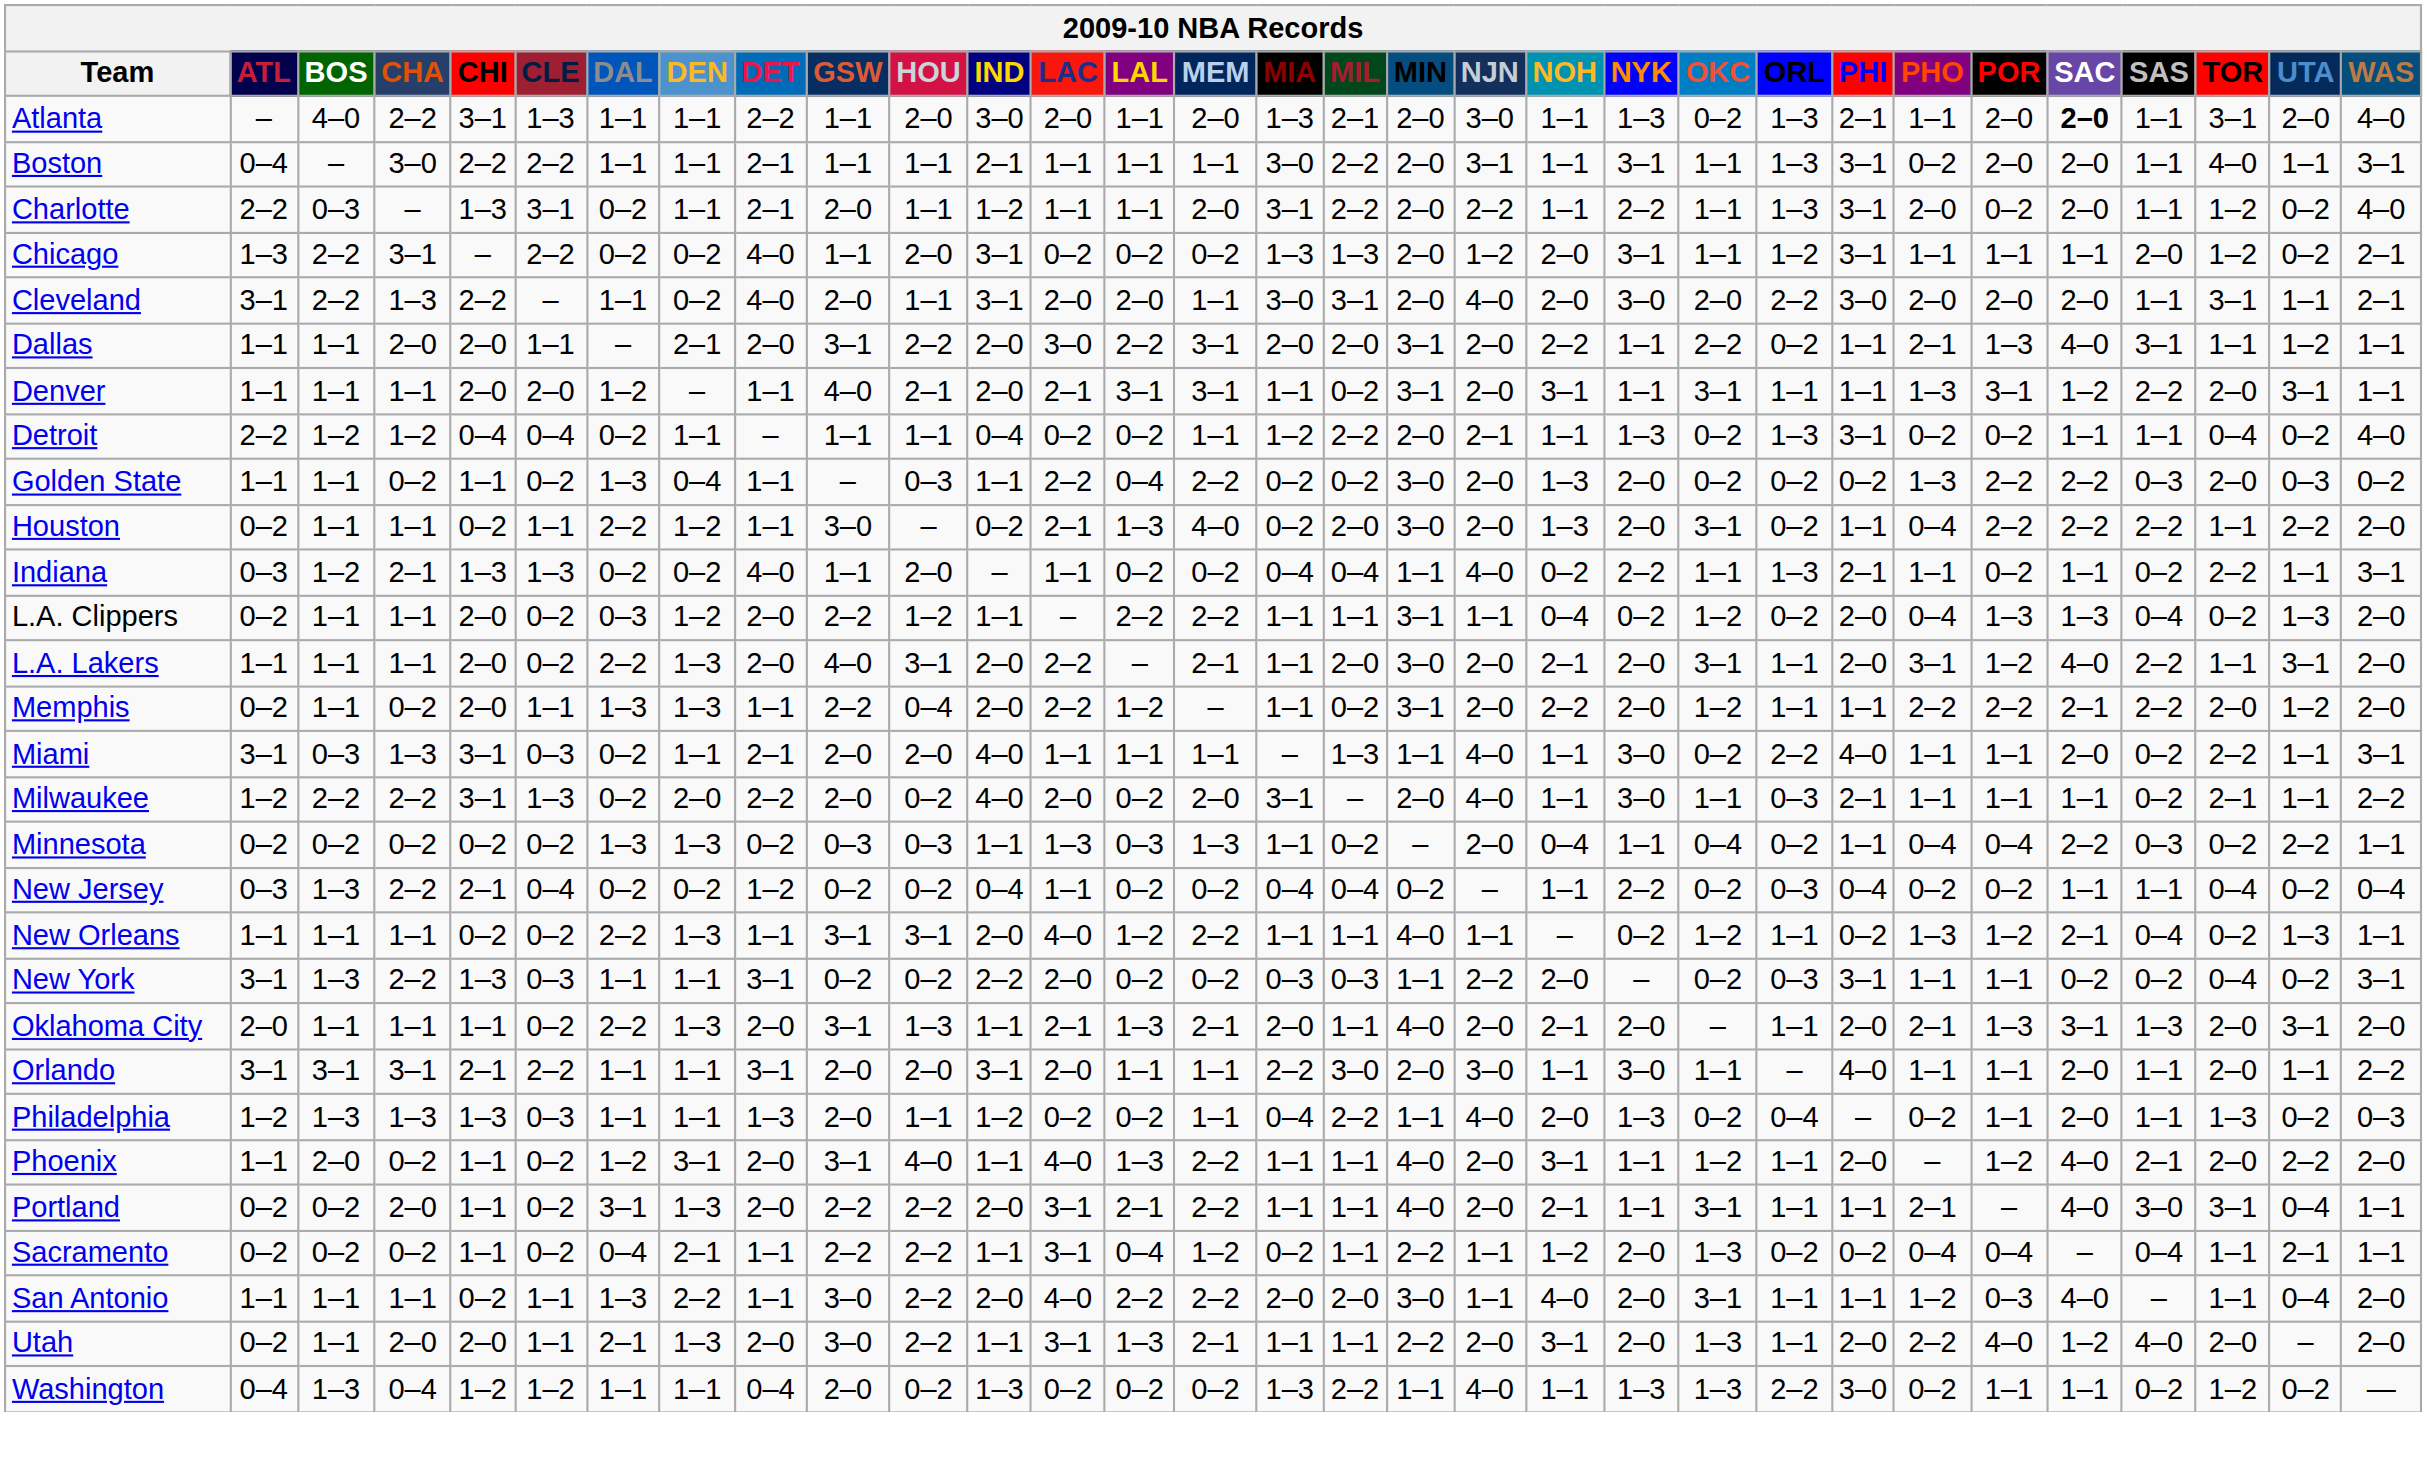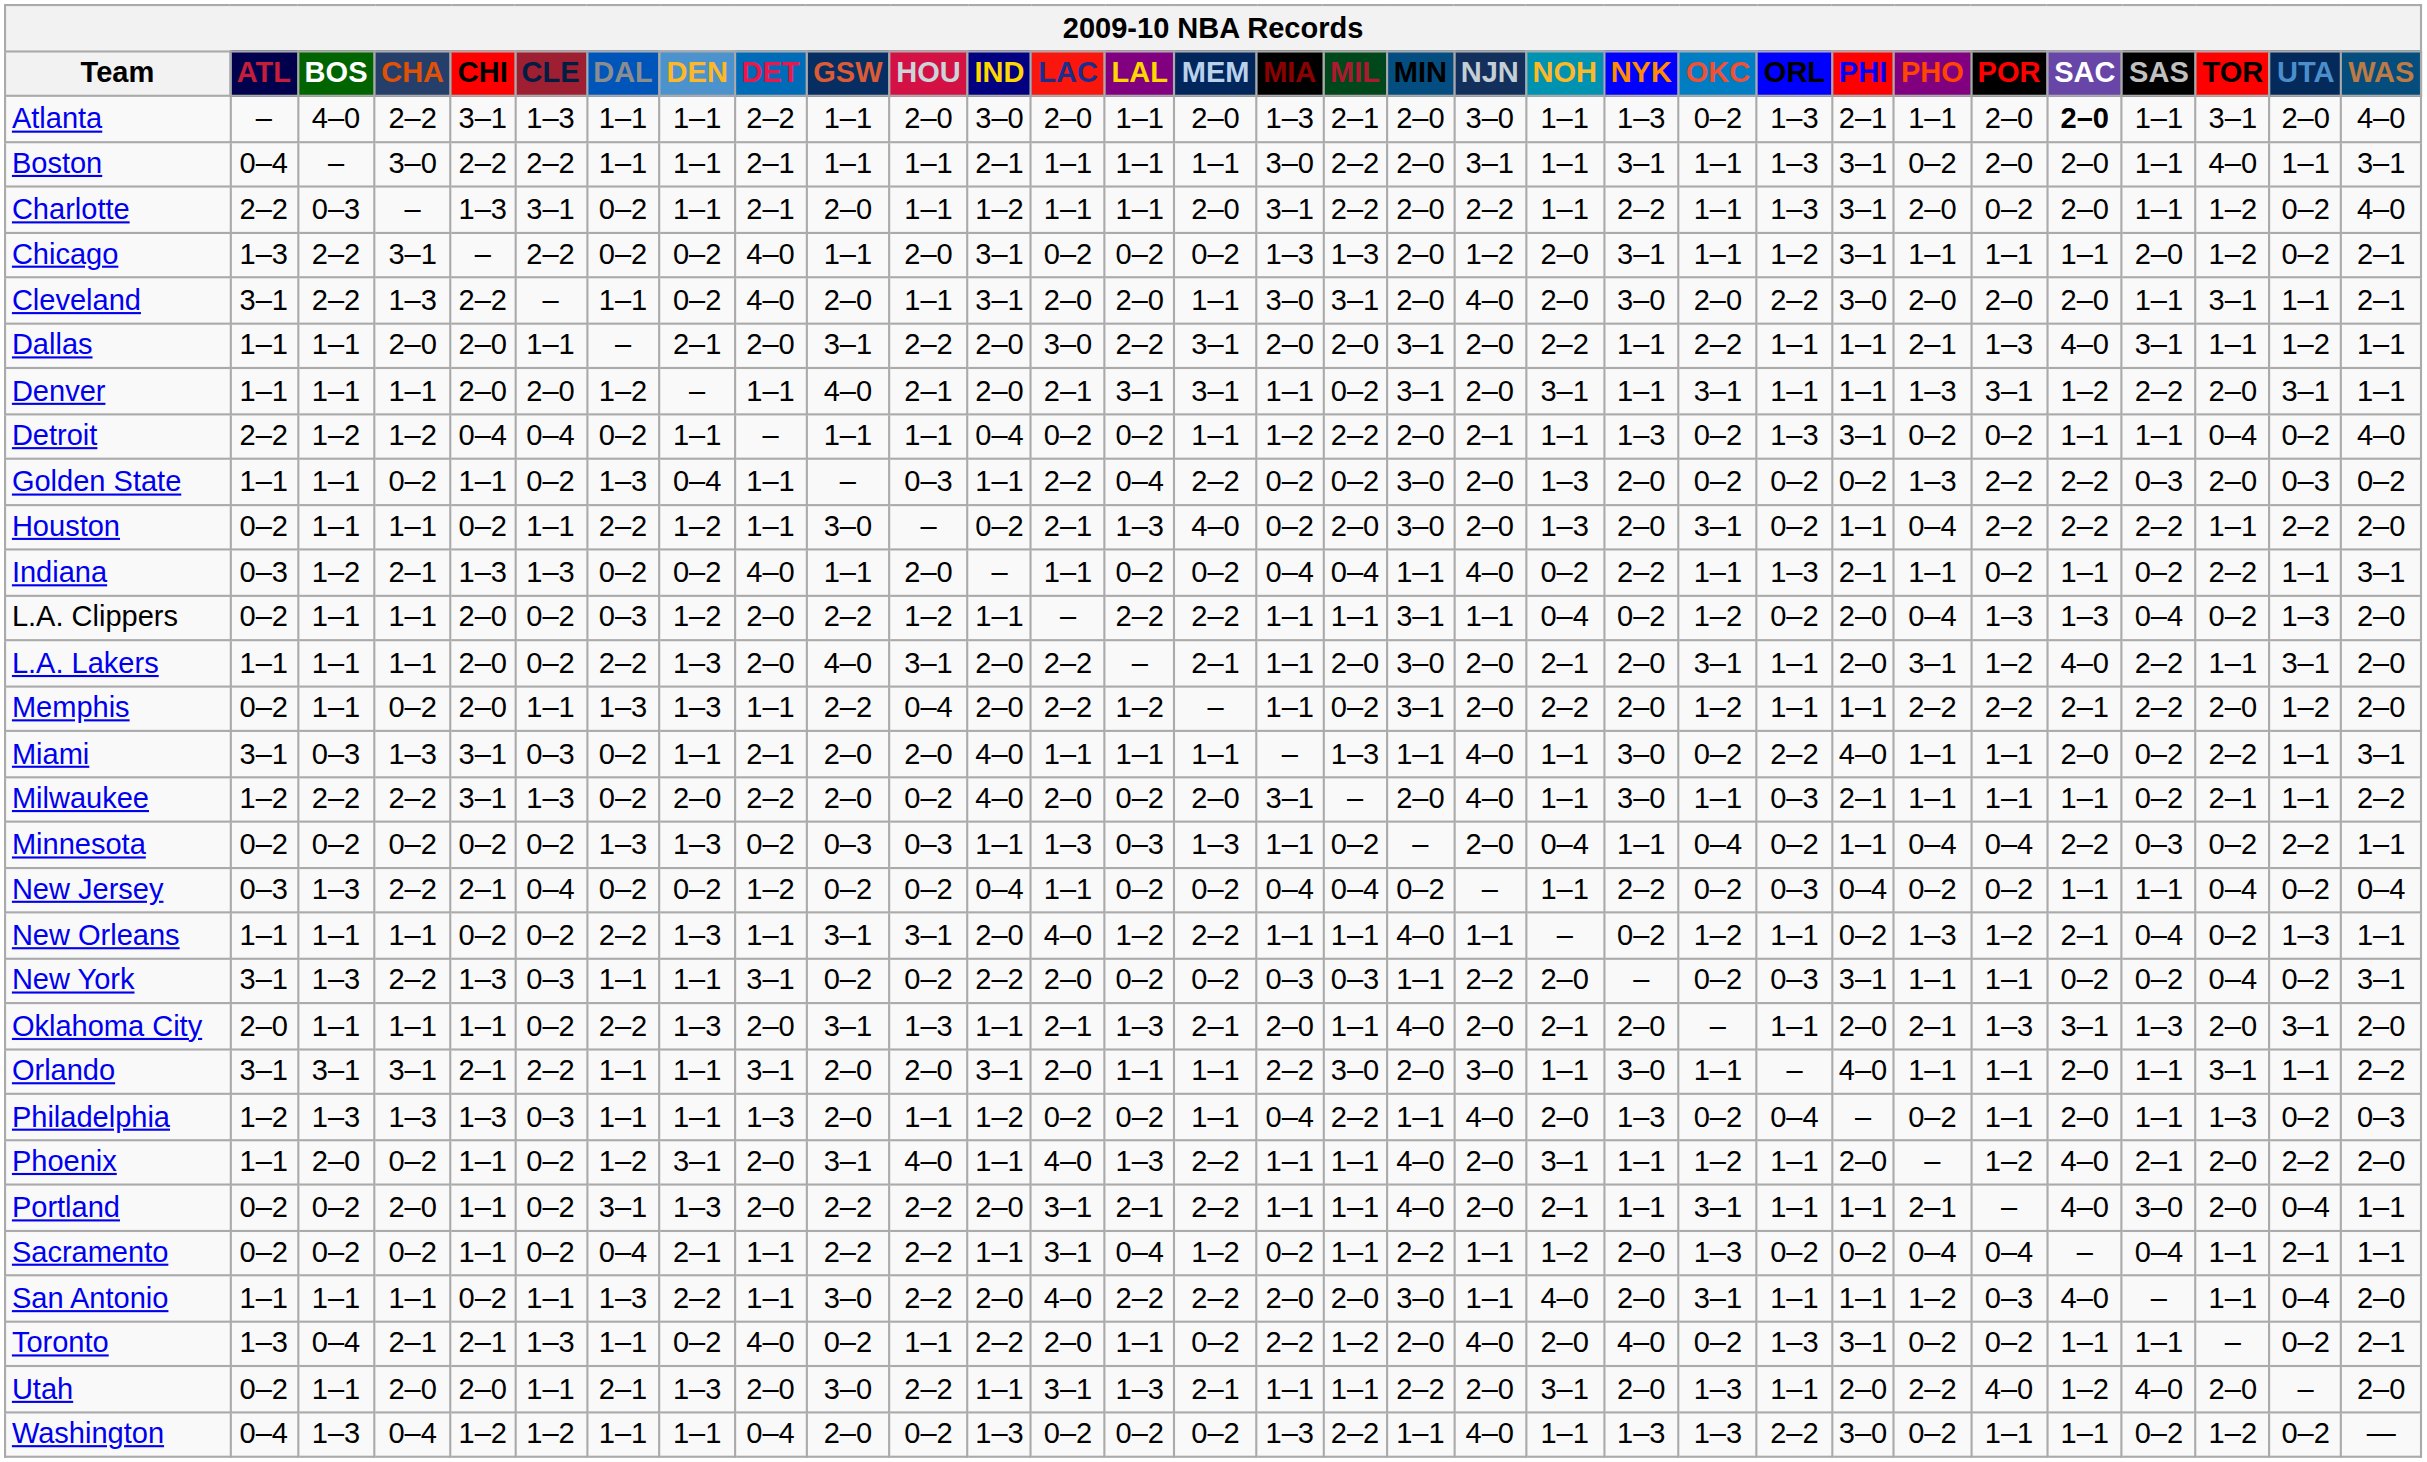(1794, 345) 0–2 -> (1794, 345) 1–1
(2233, 1071) 2–0 -> (2233, 1071) 3–1
(2233, 1207) 3–1 -> (2233, 1207) 2–0
+ row: (60, 1343)
